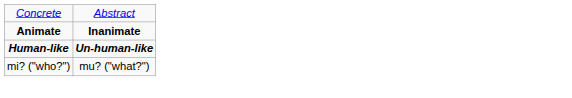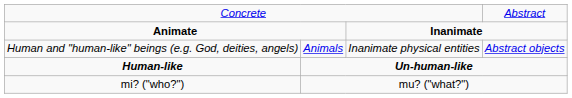+ row: (153, 48)
